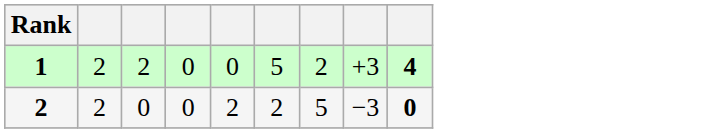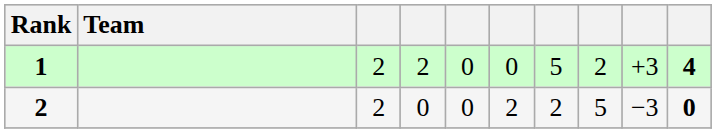+ column: (114, 25)
